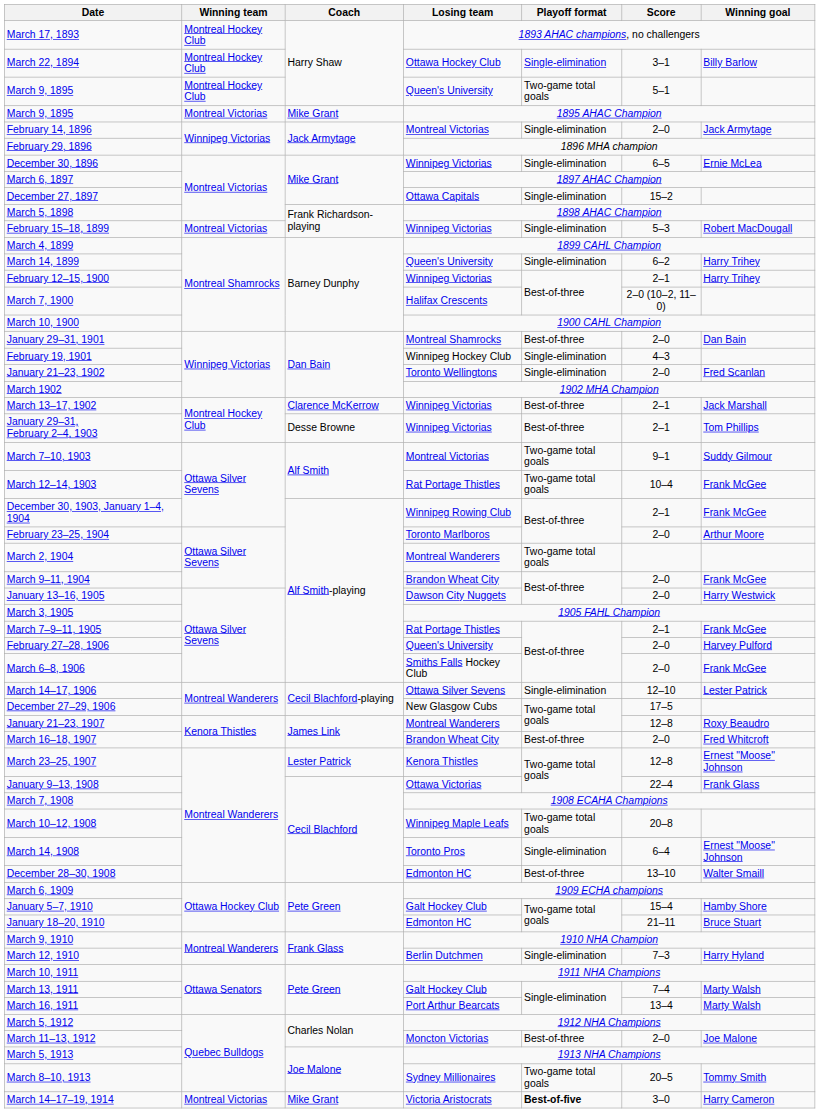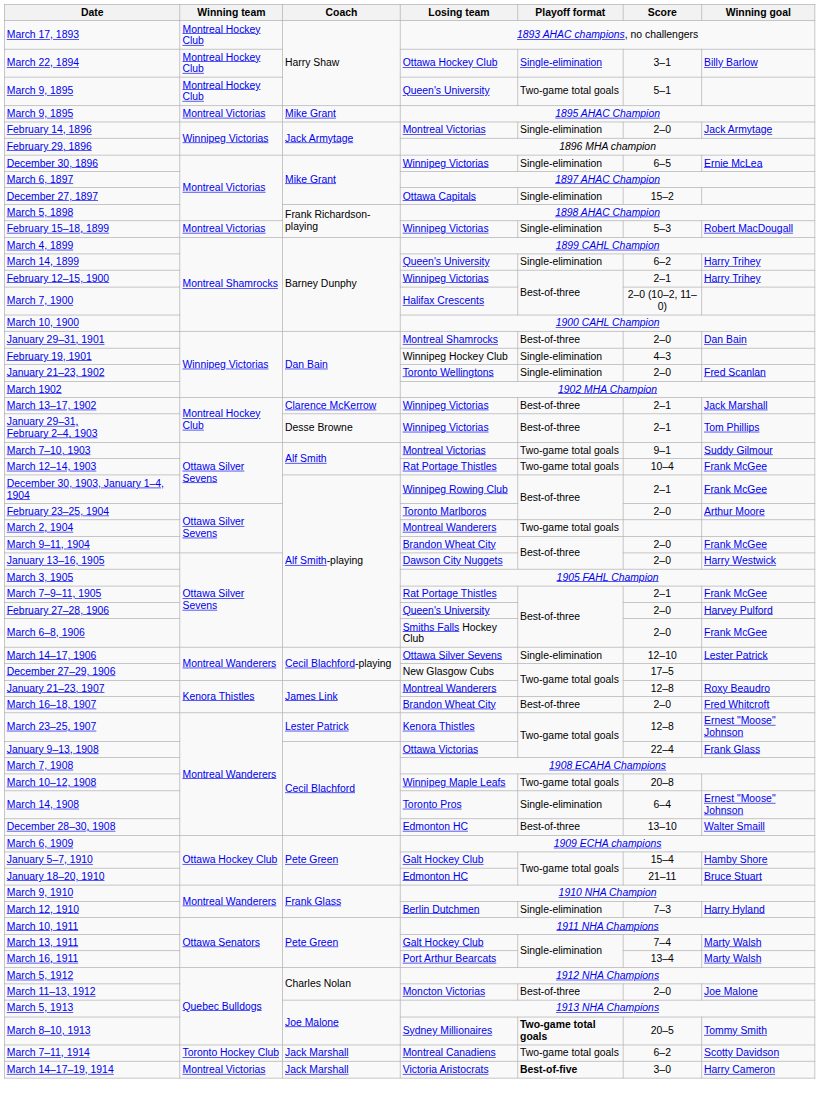(560, 1077) normal -> (558, 1031) bold
+ row: (48, 1053)
(313, 1100) Mike Grant -> (317, 1069) Jack Marshall
